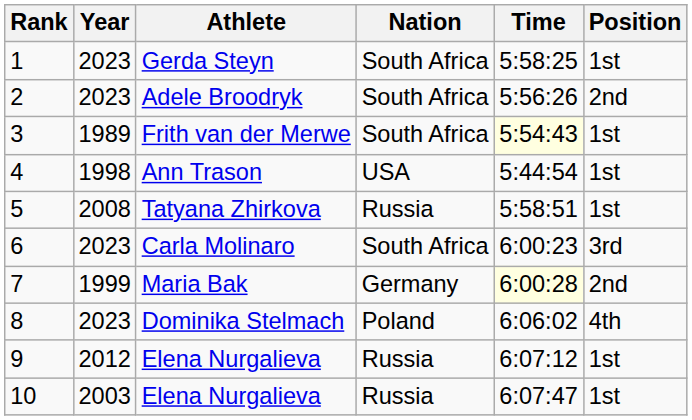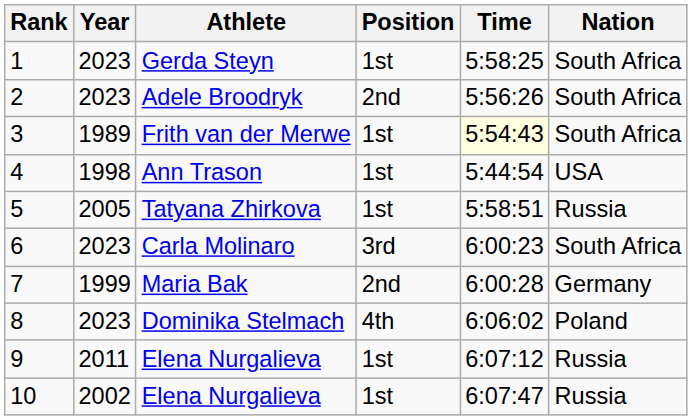columns swapped: (425, 23) <-> (635, 23)
(105, 209) 2008 -> (105, 209) 2005
(539, 284) lightyellow background -> (505, 284) no background
(105, 358) 2012 -> (104, 358) 2011
(105, 396) 2003 -> (105, 396) 2002
